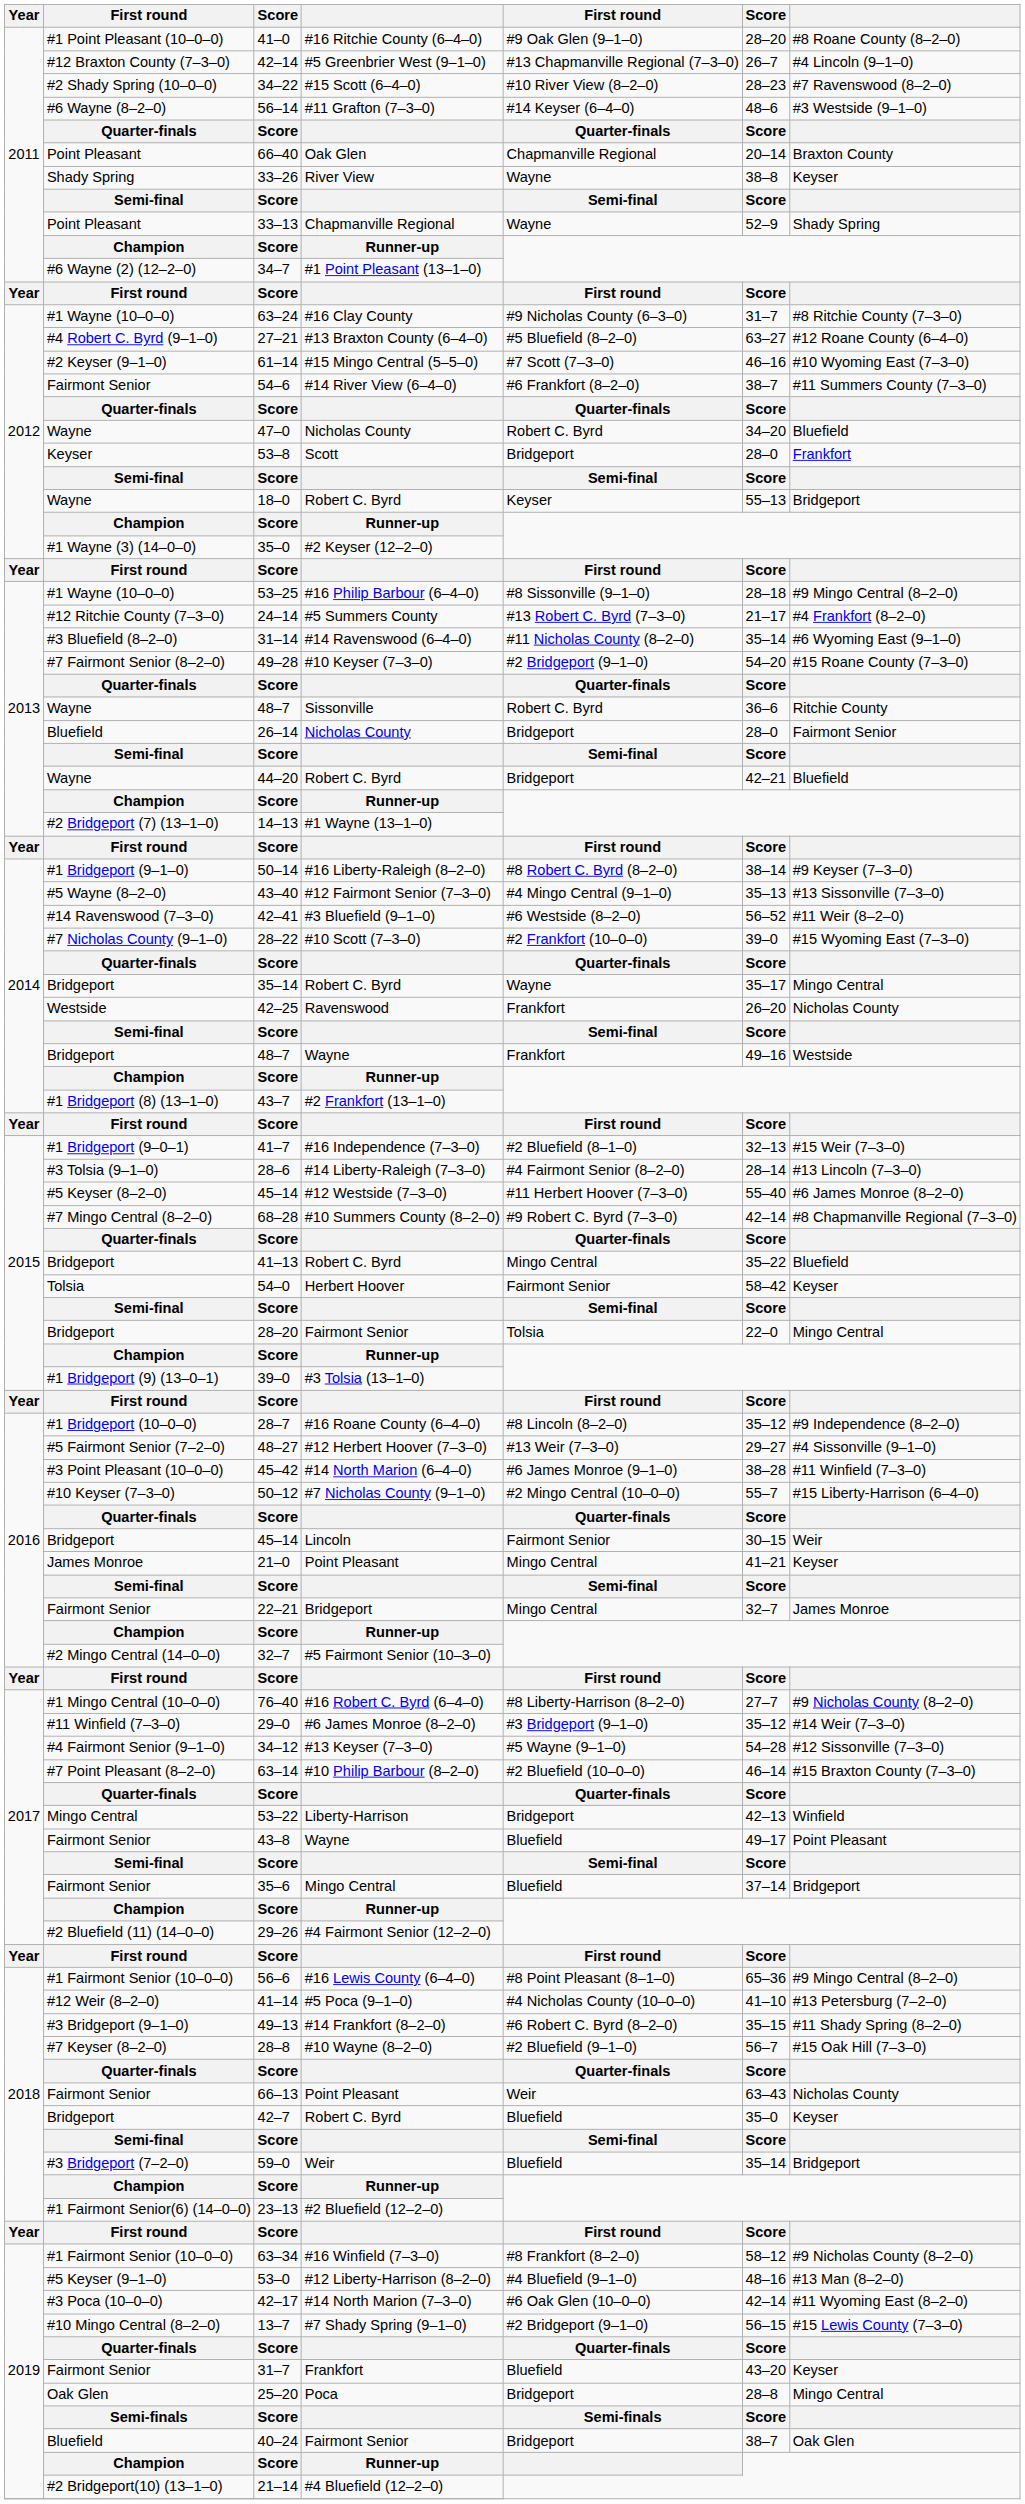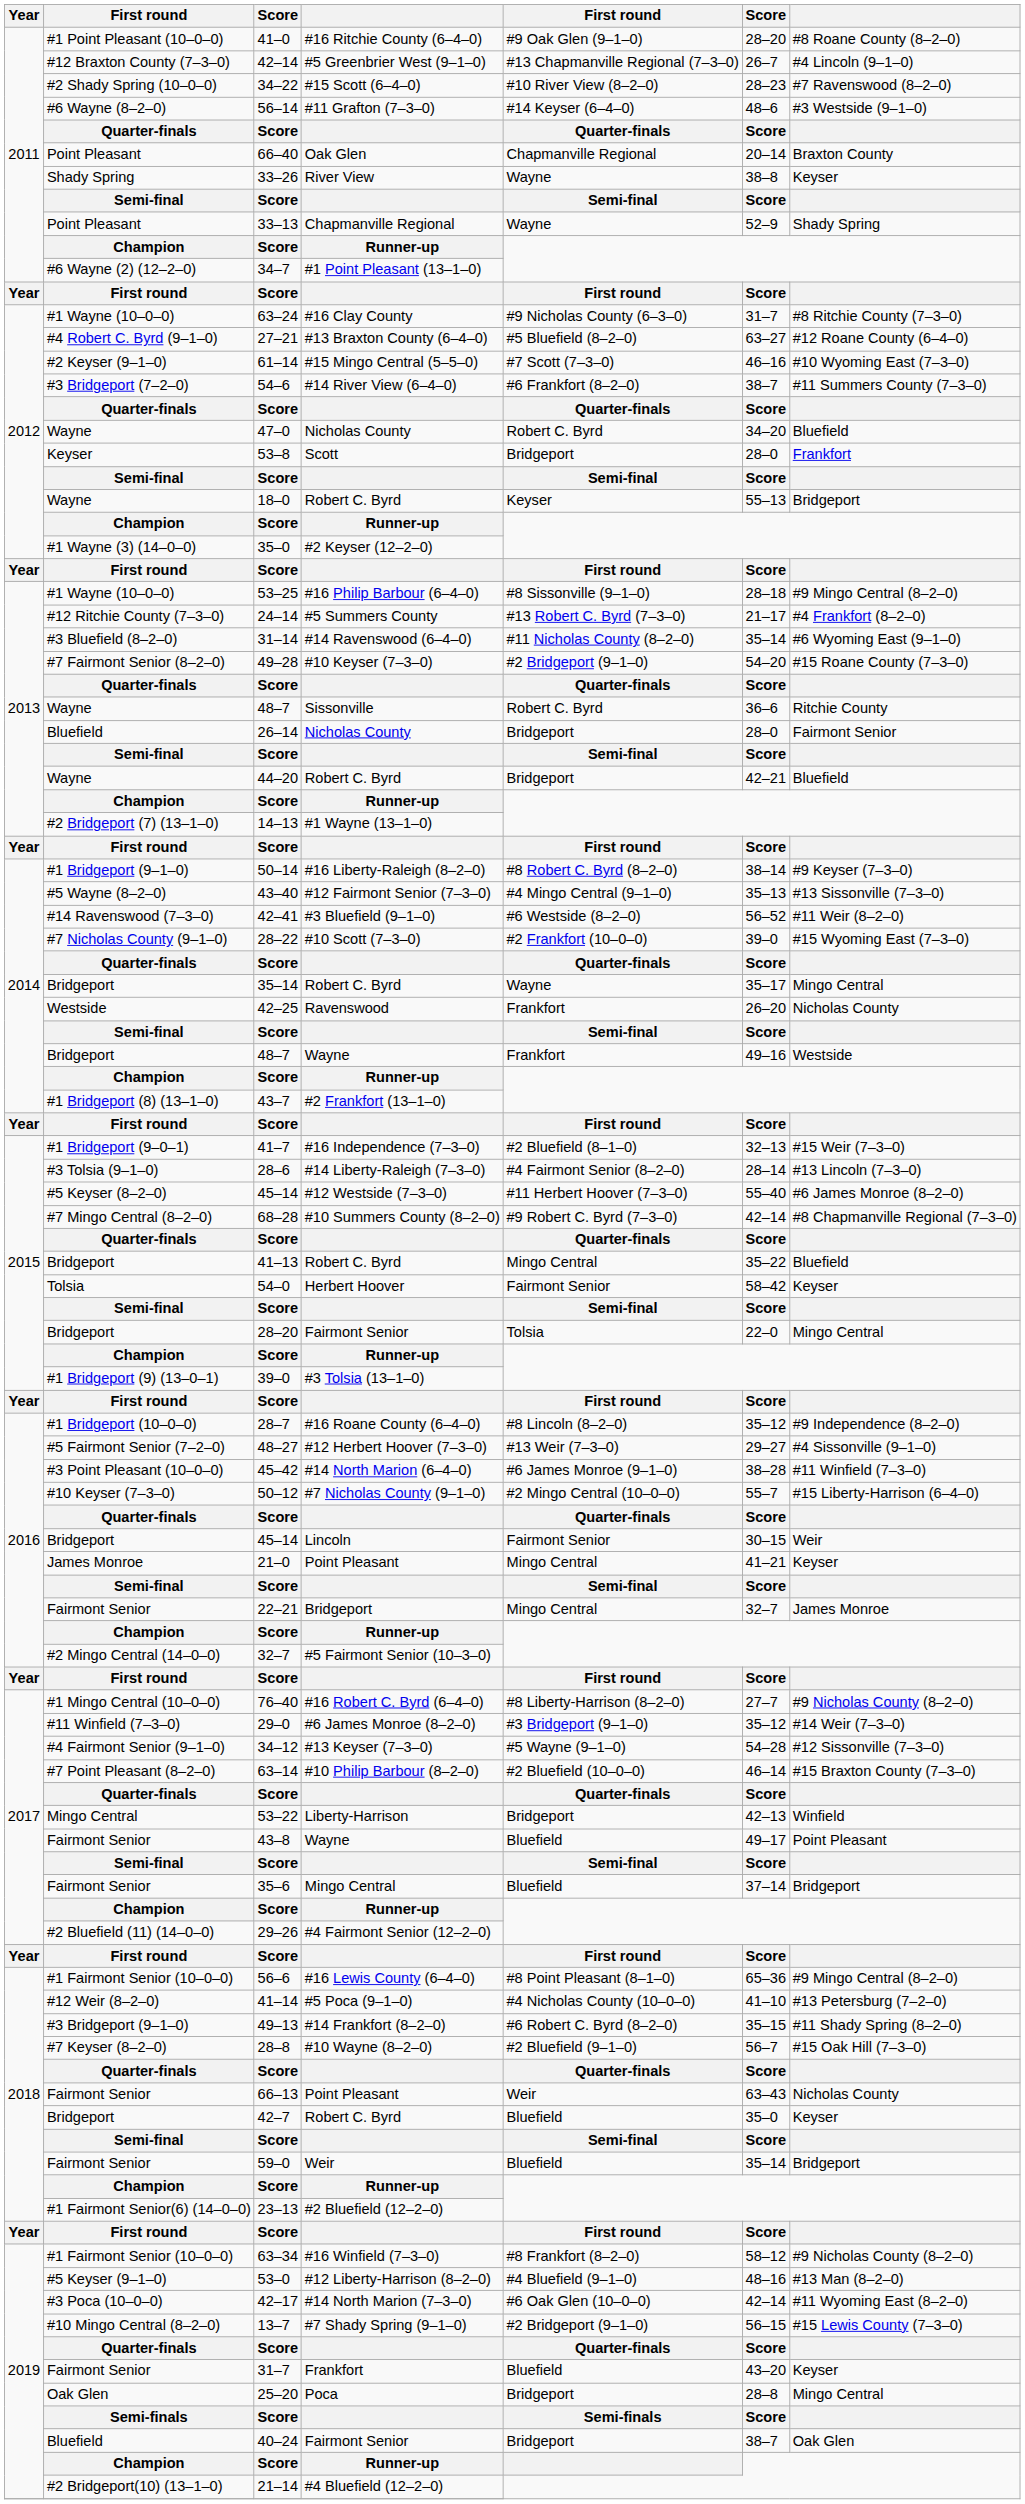(99, 385) Fairmont Senior -> (118, 385) #3 Bridgeport (7–2–0)
(118, 2163) #3 Bridgeport (7–2–0) -> (99, 2163) Fairmont Senior
